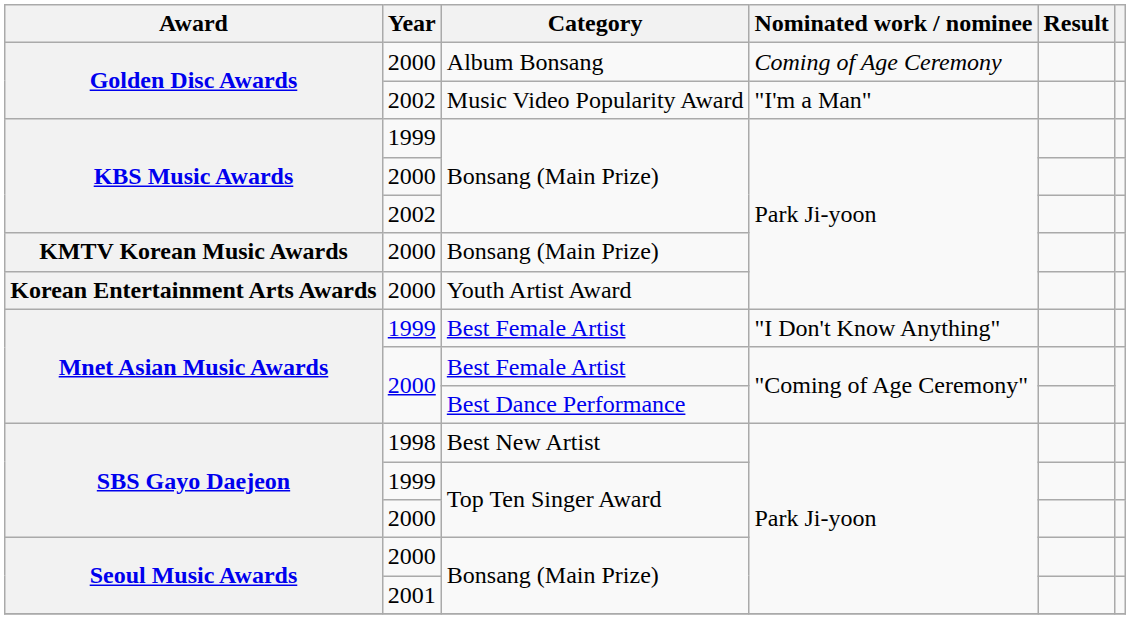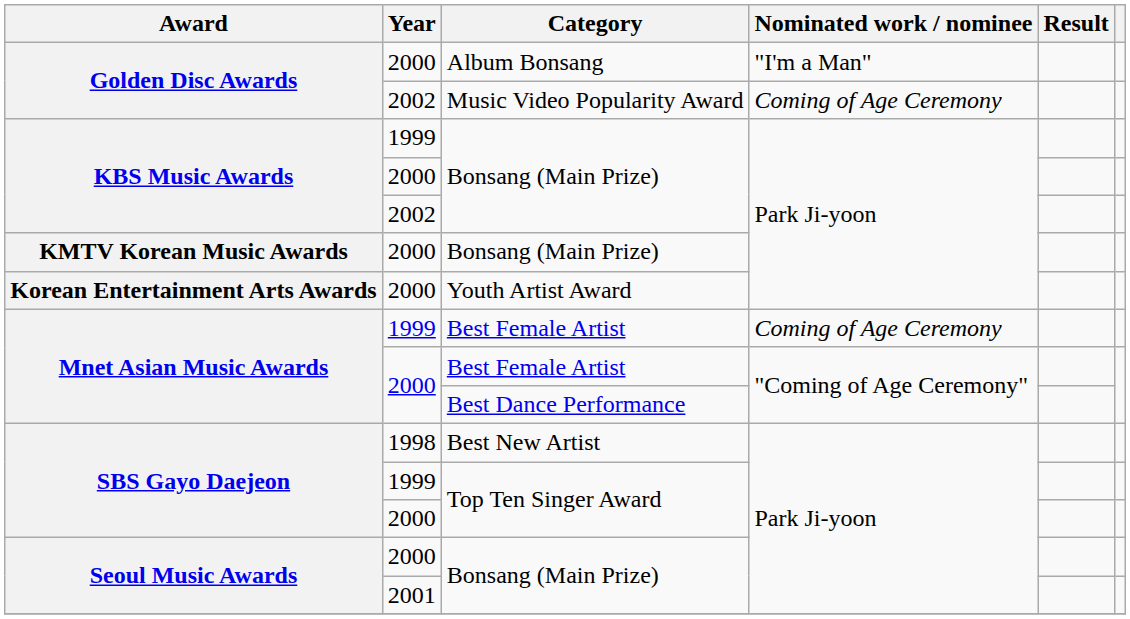(878, 61) Coming of Age Ceremony -> (813, 61) "I'm a Man"
(813, 99) "I'm a Man" -> (878, 99) Coming of Age Ceremony
(877, 328) "I Don't Know Anything" -> (878, 328) Coming of Age Ceremony
